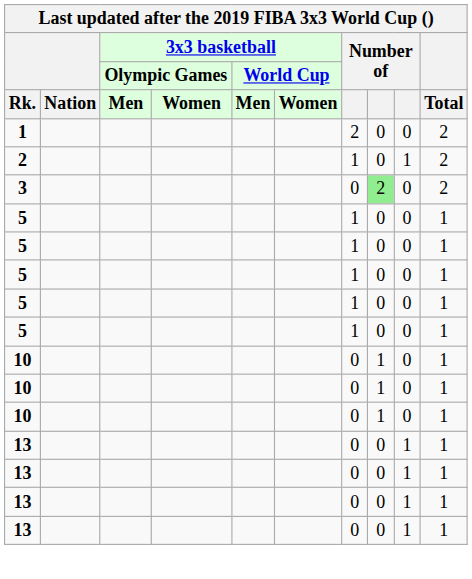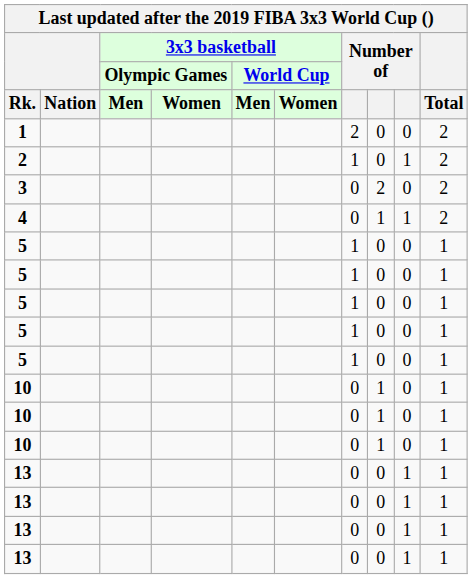(381, 189) lightgreen background -> (381, 189) no background
+ row: (22, 217)
